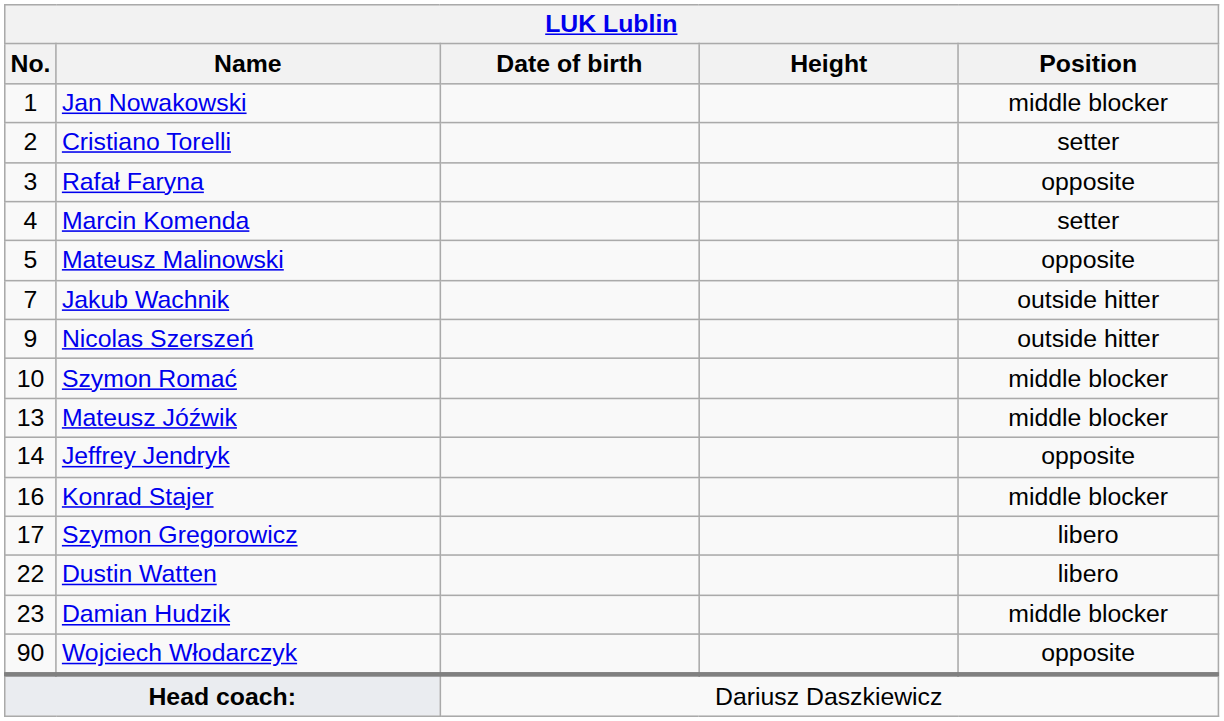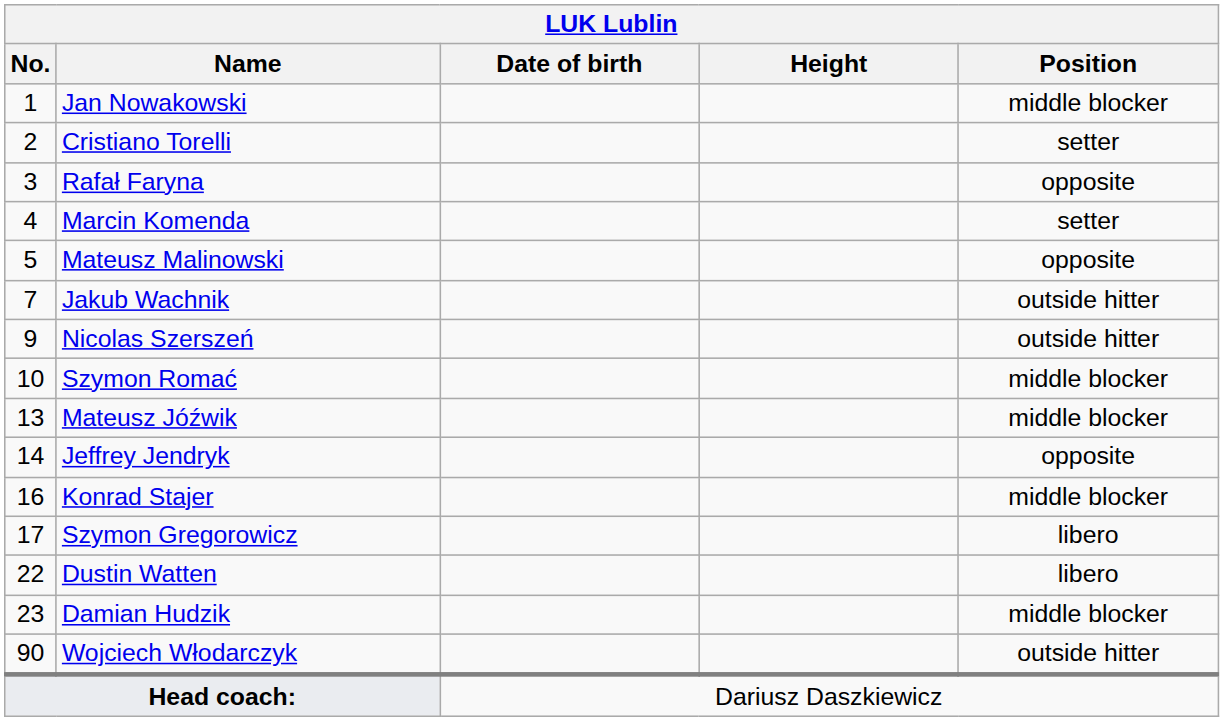(1088, 653) opposite -> (1088, 653) outside hitter
